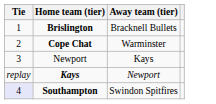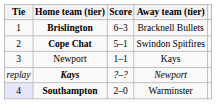+ column: (121, 11)
(144, 43) Warminster -> (171, 43) Swindon Spitfires
(144, 90) Swindon Spitfires -> (171, 90) Warminster
